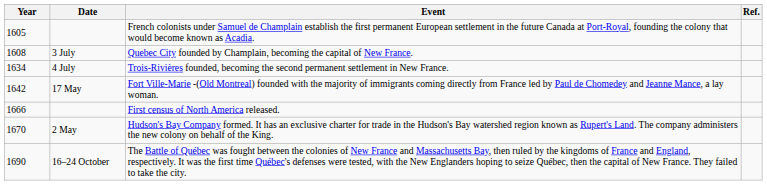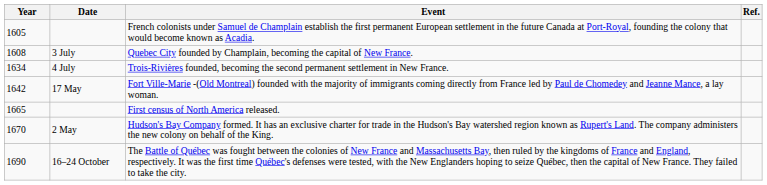(16, 109) 1666 -> (16, 109) 1665
